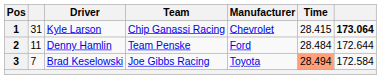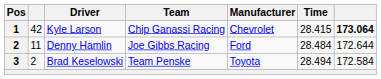(36, 29) 31 -> (36, 29) 42
(159, 45) Team Penske -> (169, 45) Joe Gibbs Racing
(33, 62) 7 -> (33, 62) 2
(169, 62) Joe Gibbs Racing -> (159, 62) Team Penske
(316, 62) lightsalmon background -> (316, 62) no background
